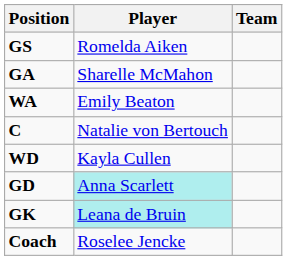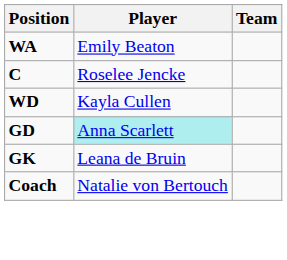- row: (20, 46)
- row: (22, 74)
(153, 130) Natalie von Bertouch -> (131, 74) Roselee Jencke
(132, 213) paleturquoise background -> (132, 158) no background
(131, 241) Roselee Jencke -> (153, 185) Natalie von Bertouch
